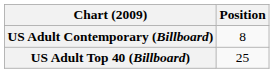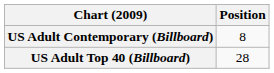(243, 57) 25 -> (243, 57) 28
